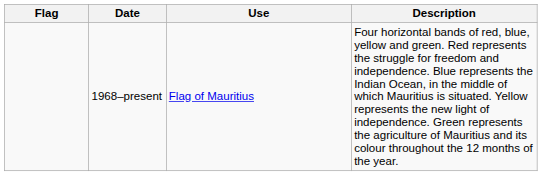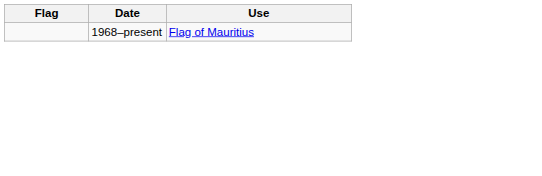- column: (444, 13)
